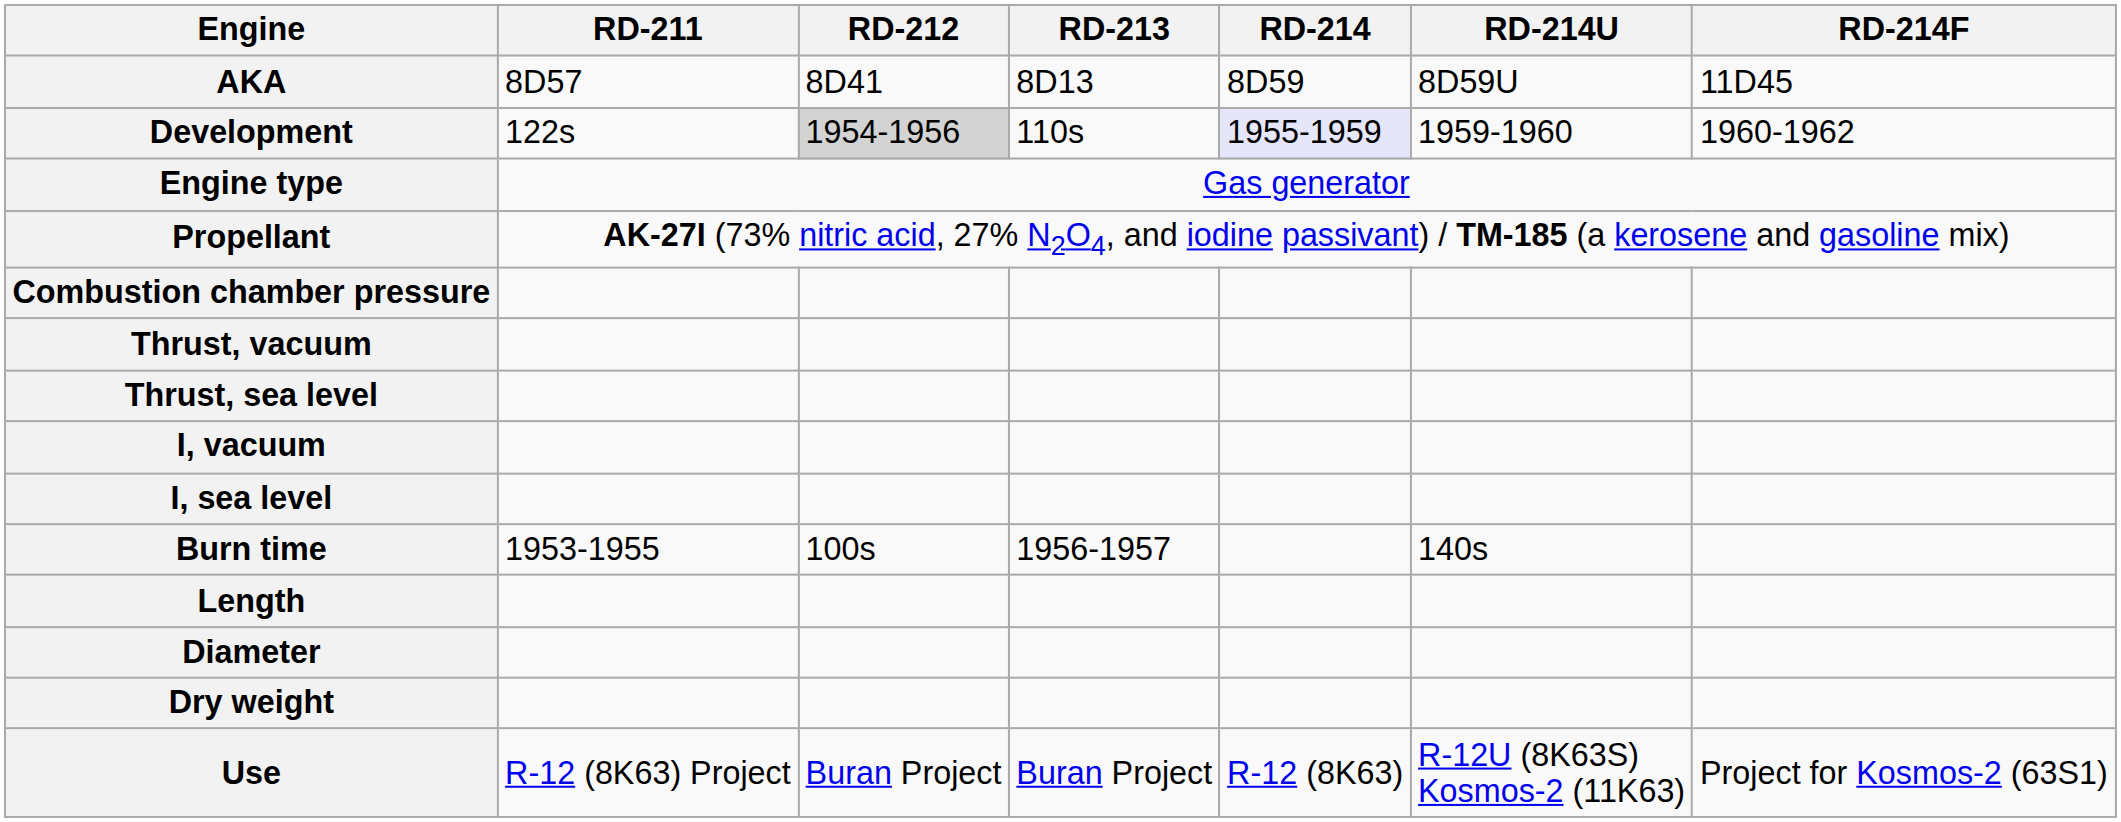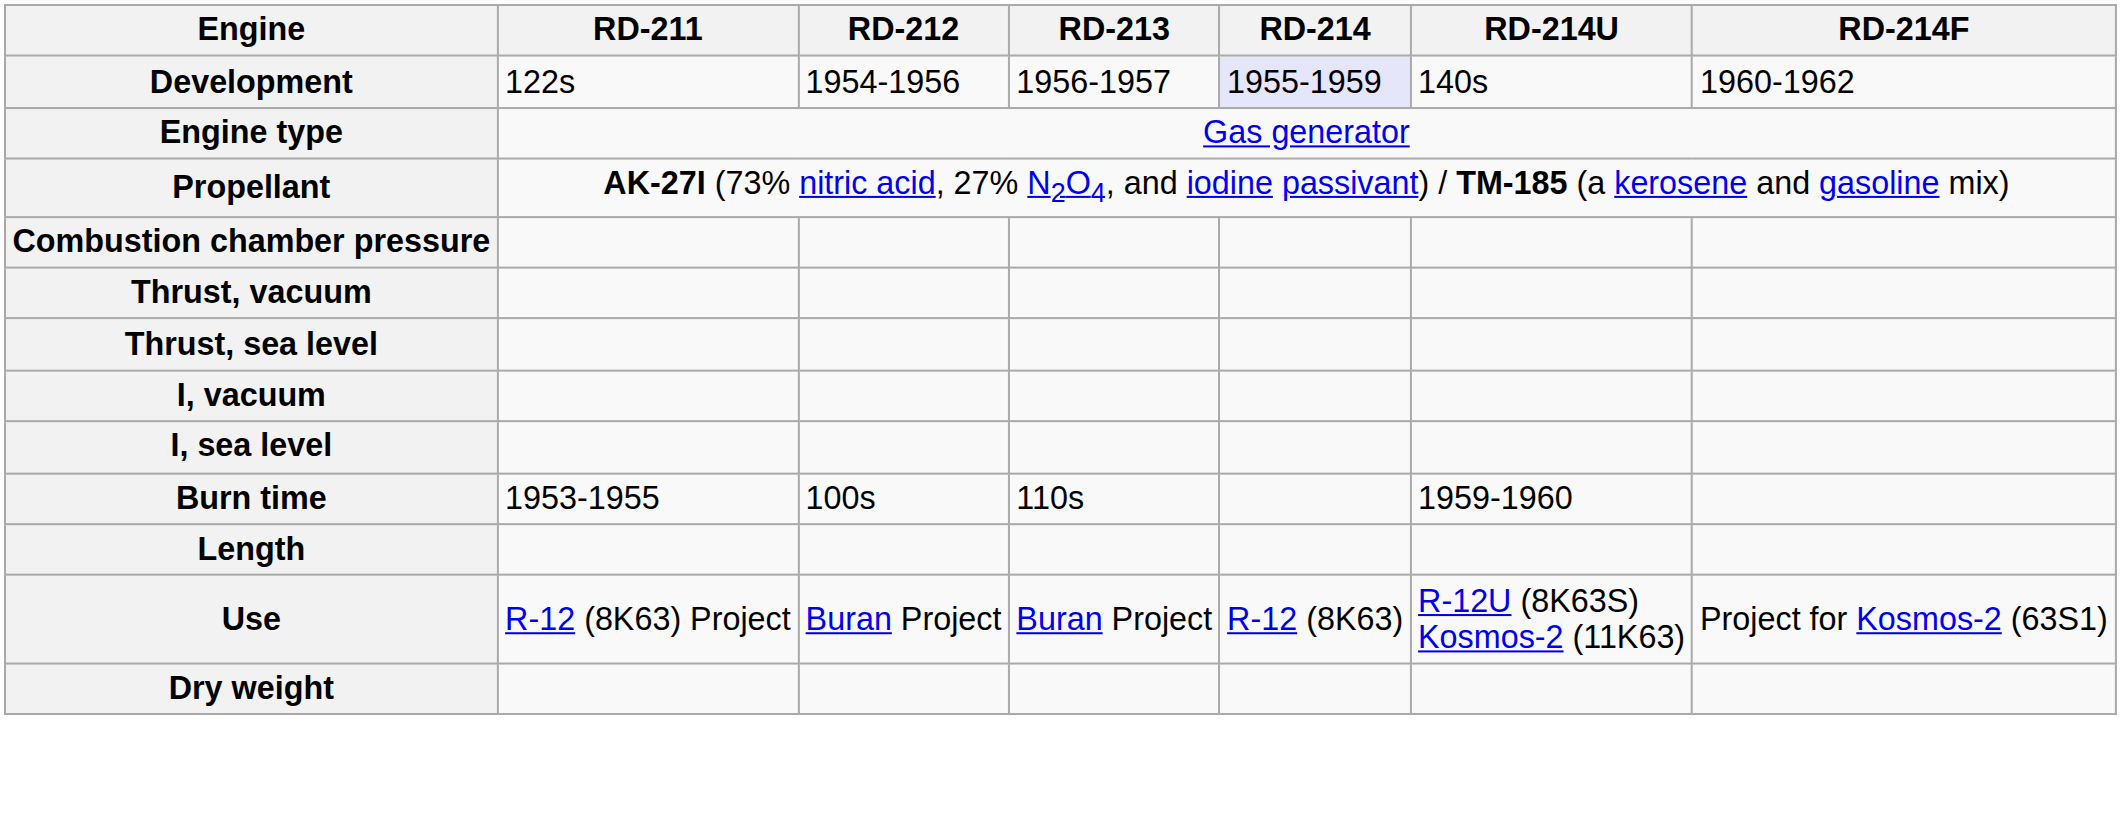- row: (251, 81)
(883, 132) lightgrey background -> (883, 81) no background
(1050, 132) 110s -> (1094, 81) 1956-1957
(1495, 132) 1959-1960 -> (1453, 81) 140s
(1094, 549) 1956-1957 -> (1050, 497) 110s
(1453, 549) 140s -> (1495, 497) 1959-1960
- row: (251, 651)
rows swapped: (251, 702) <-> (251, 772)
